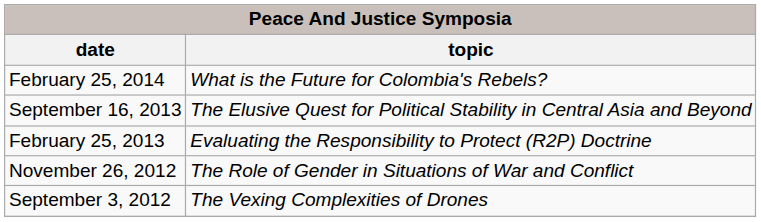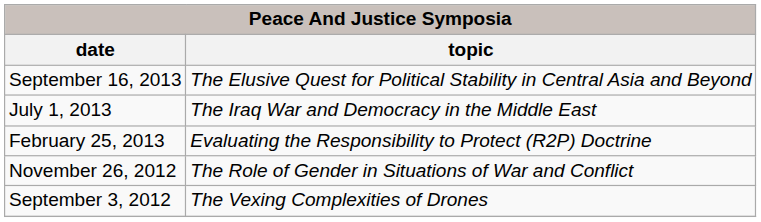- row: (87, 79)
+ row: (60, 110)
